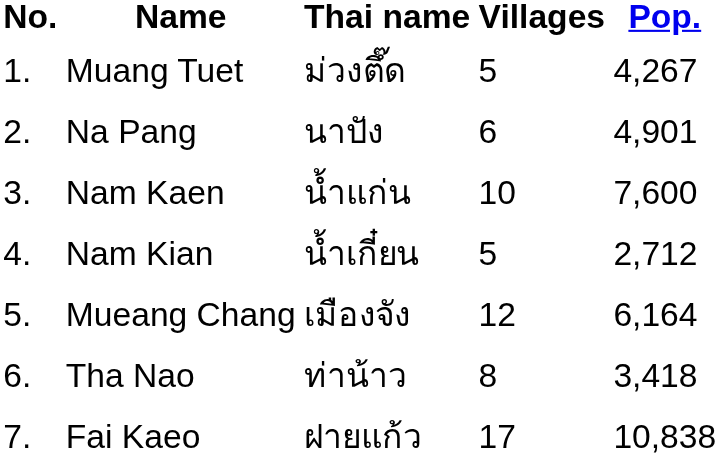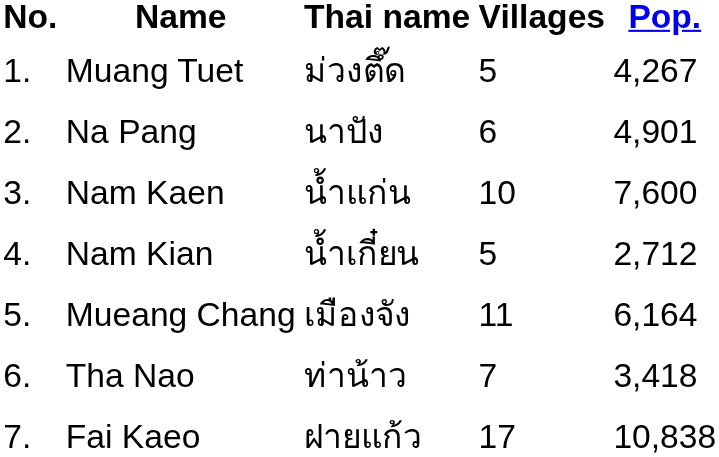(497, 313) 12 -> (496, 313) 11
(488, 374) 8 -> (488, 374) 7
